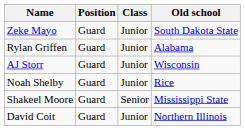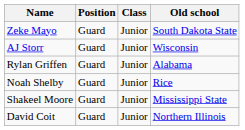rows swapped: (25, 64) <-> (37, 47)
(135, 99) Senior -> (134, 99) Junior
